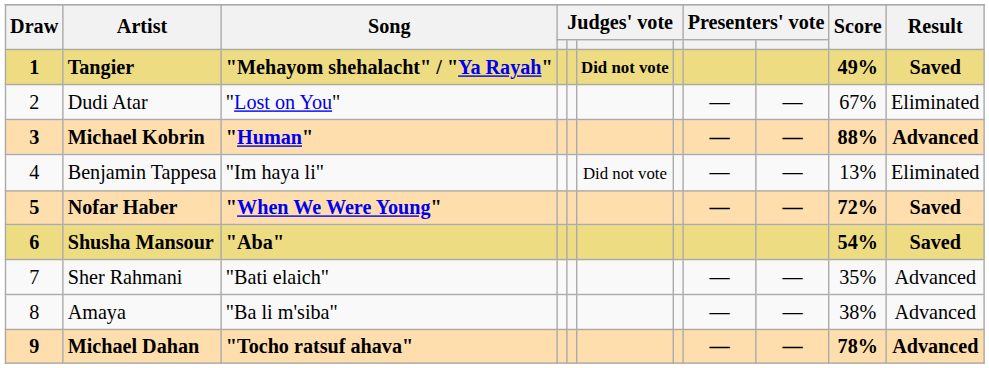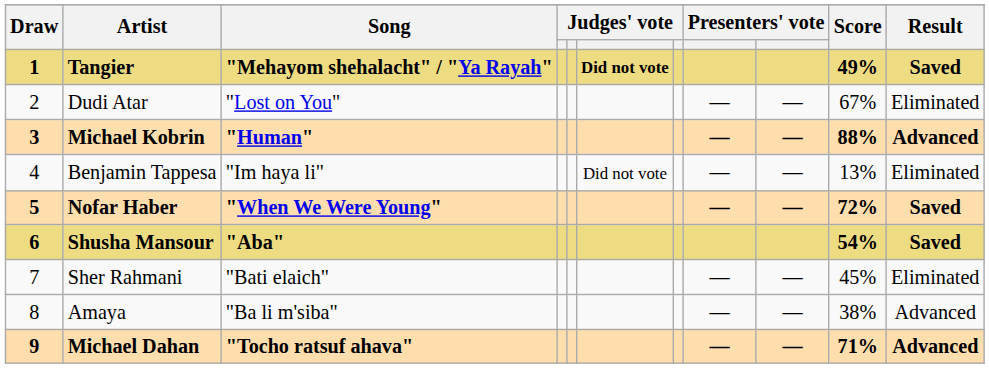(858, 277) 35% -> (858, 277) 45%
(935, 277) Advanced -> (935, 277) Eliminated
(858, 347) 78% -> (858, 347) 71%
